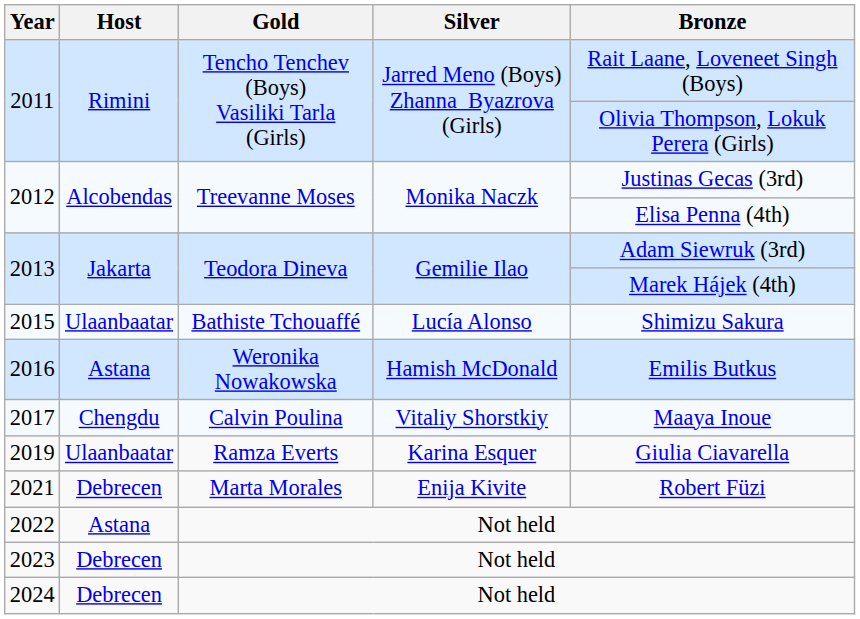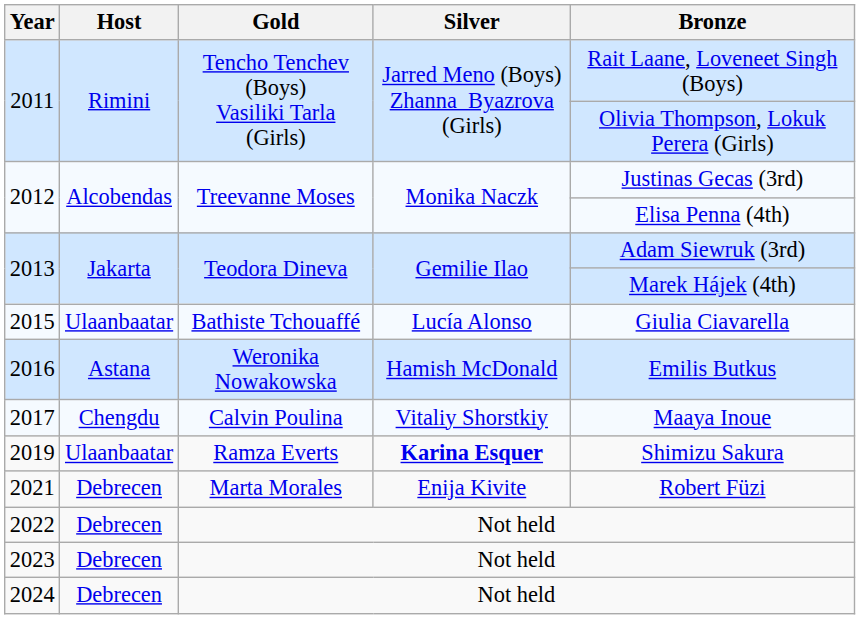(712, 321) Shimizu Sakura -> (712, 321) Giulia Ciavarella
(472, 453) normal -> (472, 453) bold
(712, 453) Giulia Ciavarella -> (712, 453) Shimizu Sakura
(119, 524) Astana -> (119, 524) Debrecen
